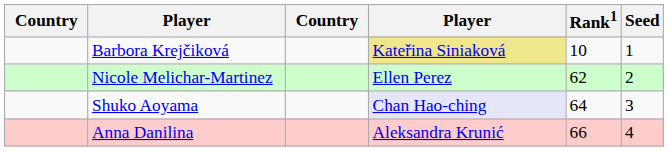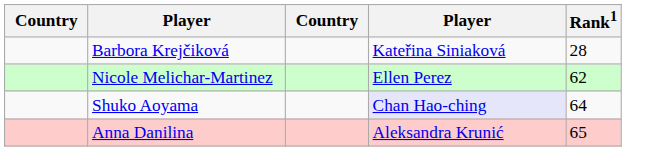- column: (642, 20)
(439, 50) khaki background -> (439, 50) no background
(578, 50) 10 -> (578, 50) 28
(578, 132) 66 -> (578, 132) 65
